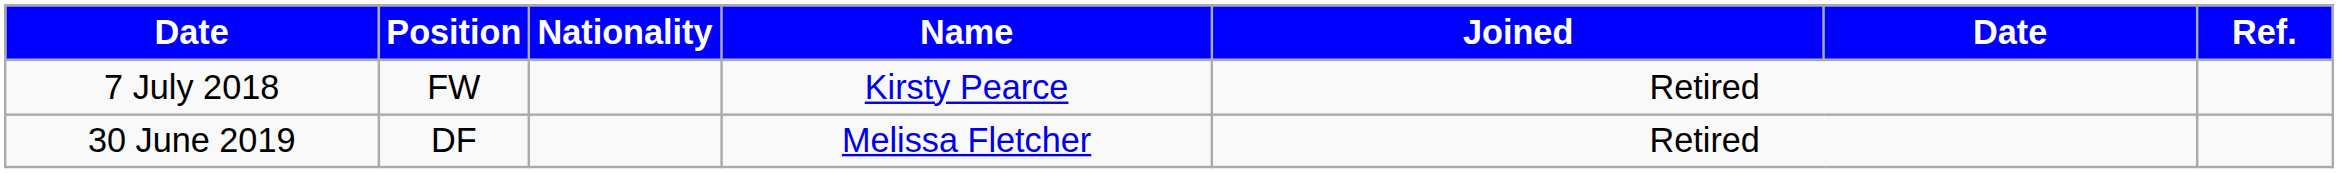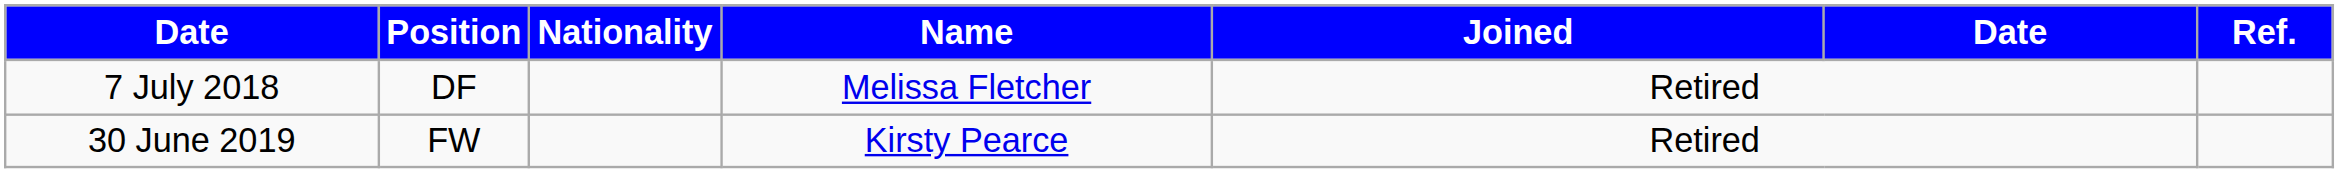(454, 87) FW -> (454, 87) DF
(967, 87) Kirsty Pearce -> (967, 87) Melissa Fletcher
(454, 141) DF -> (454, 141) FW
(967, 141) Melissa Fletcher -> (967, 141) Kirsty Pearce
